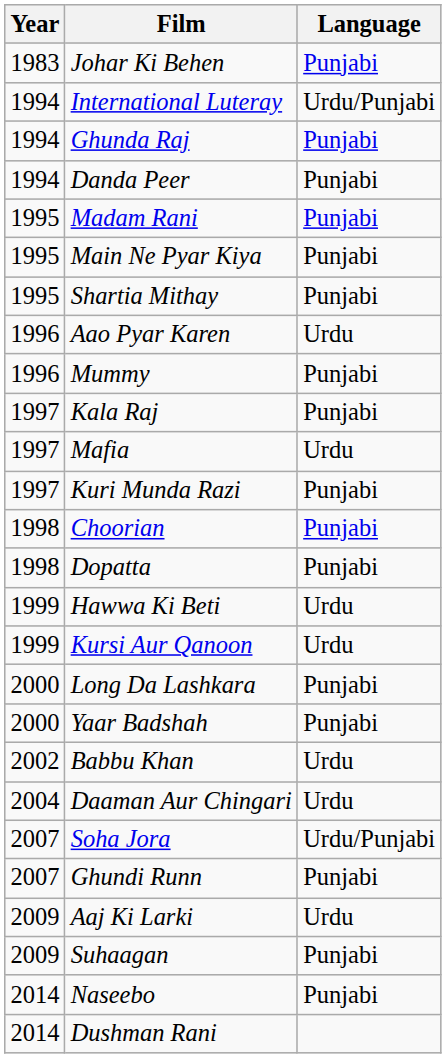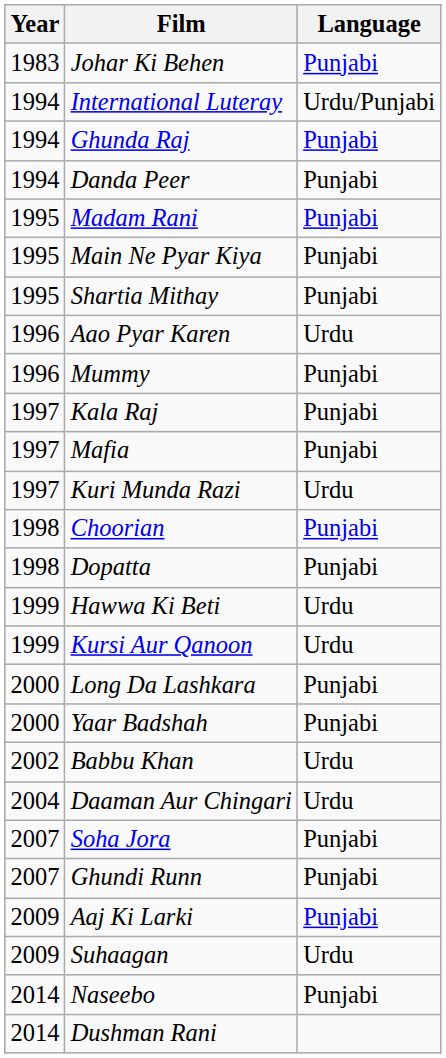(328, 450) Urdu -> (341, 450) Punjabi
(341, 489) Punjabi -> (328, 489) Urdu
(369, 839) Urdu/Punjabi -> (341, 839) Punjabi
(328, 916) Urdu -> (341, 916) Punjabi
(341, 955) Punjabi -> (328, 955) Urdu
